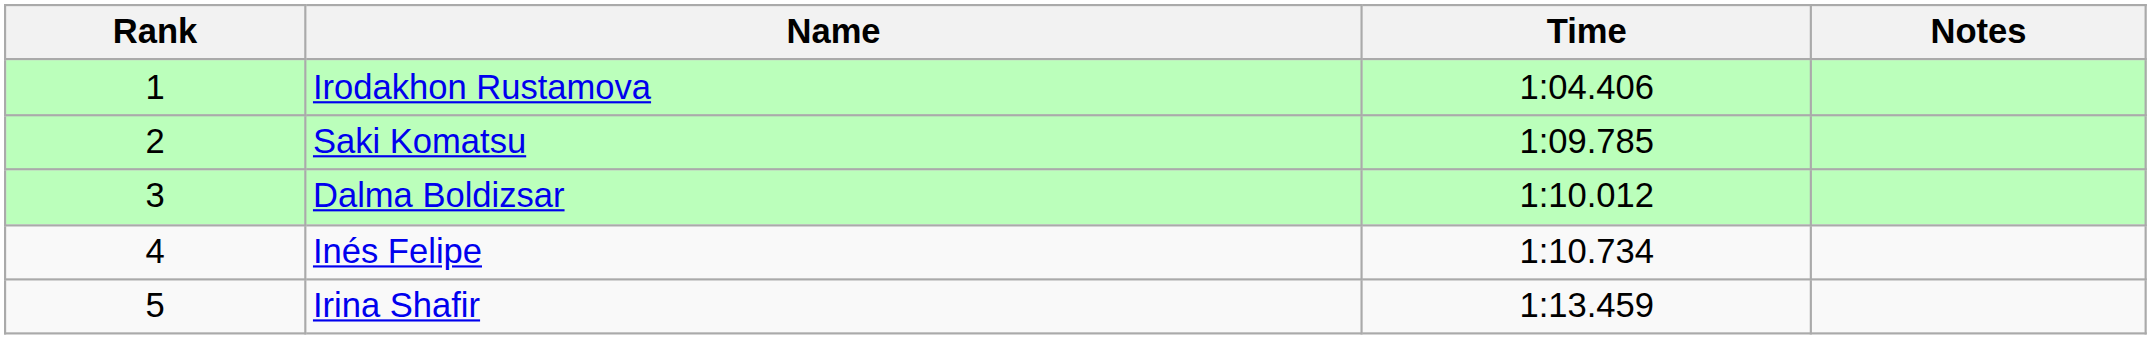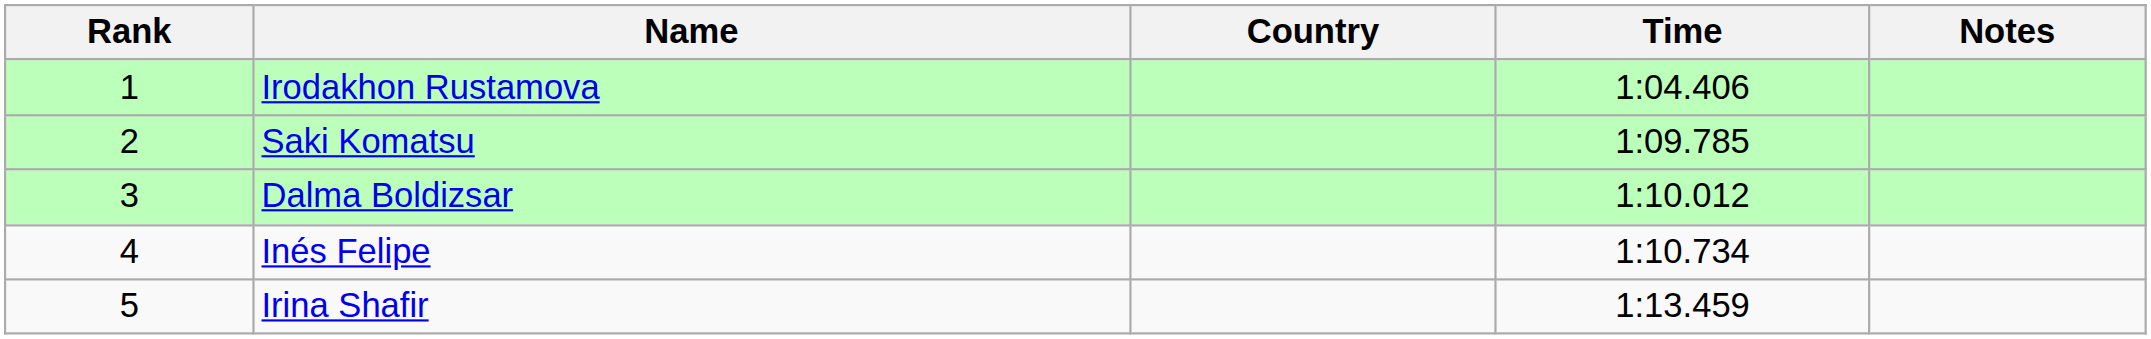+ column: (1313, 31)
